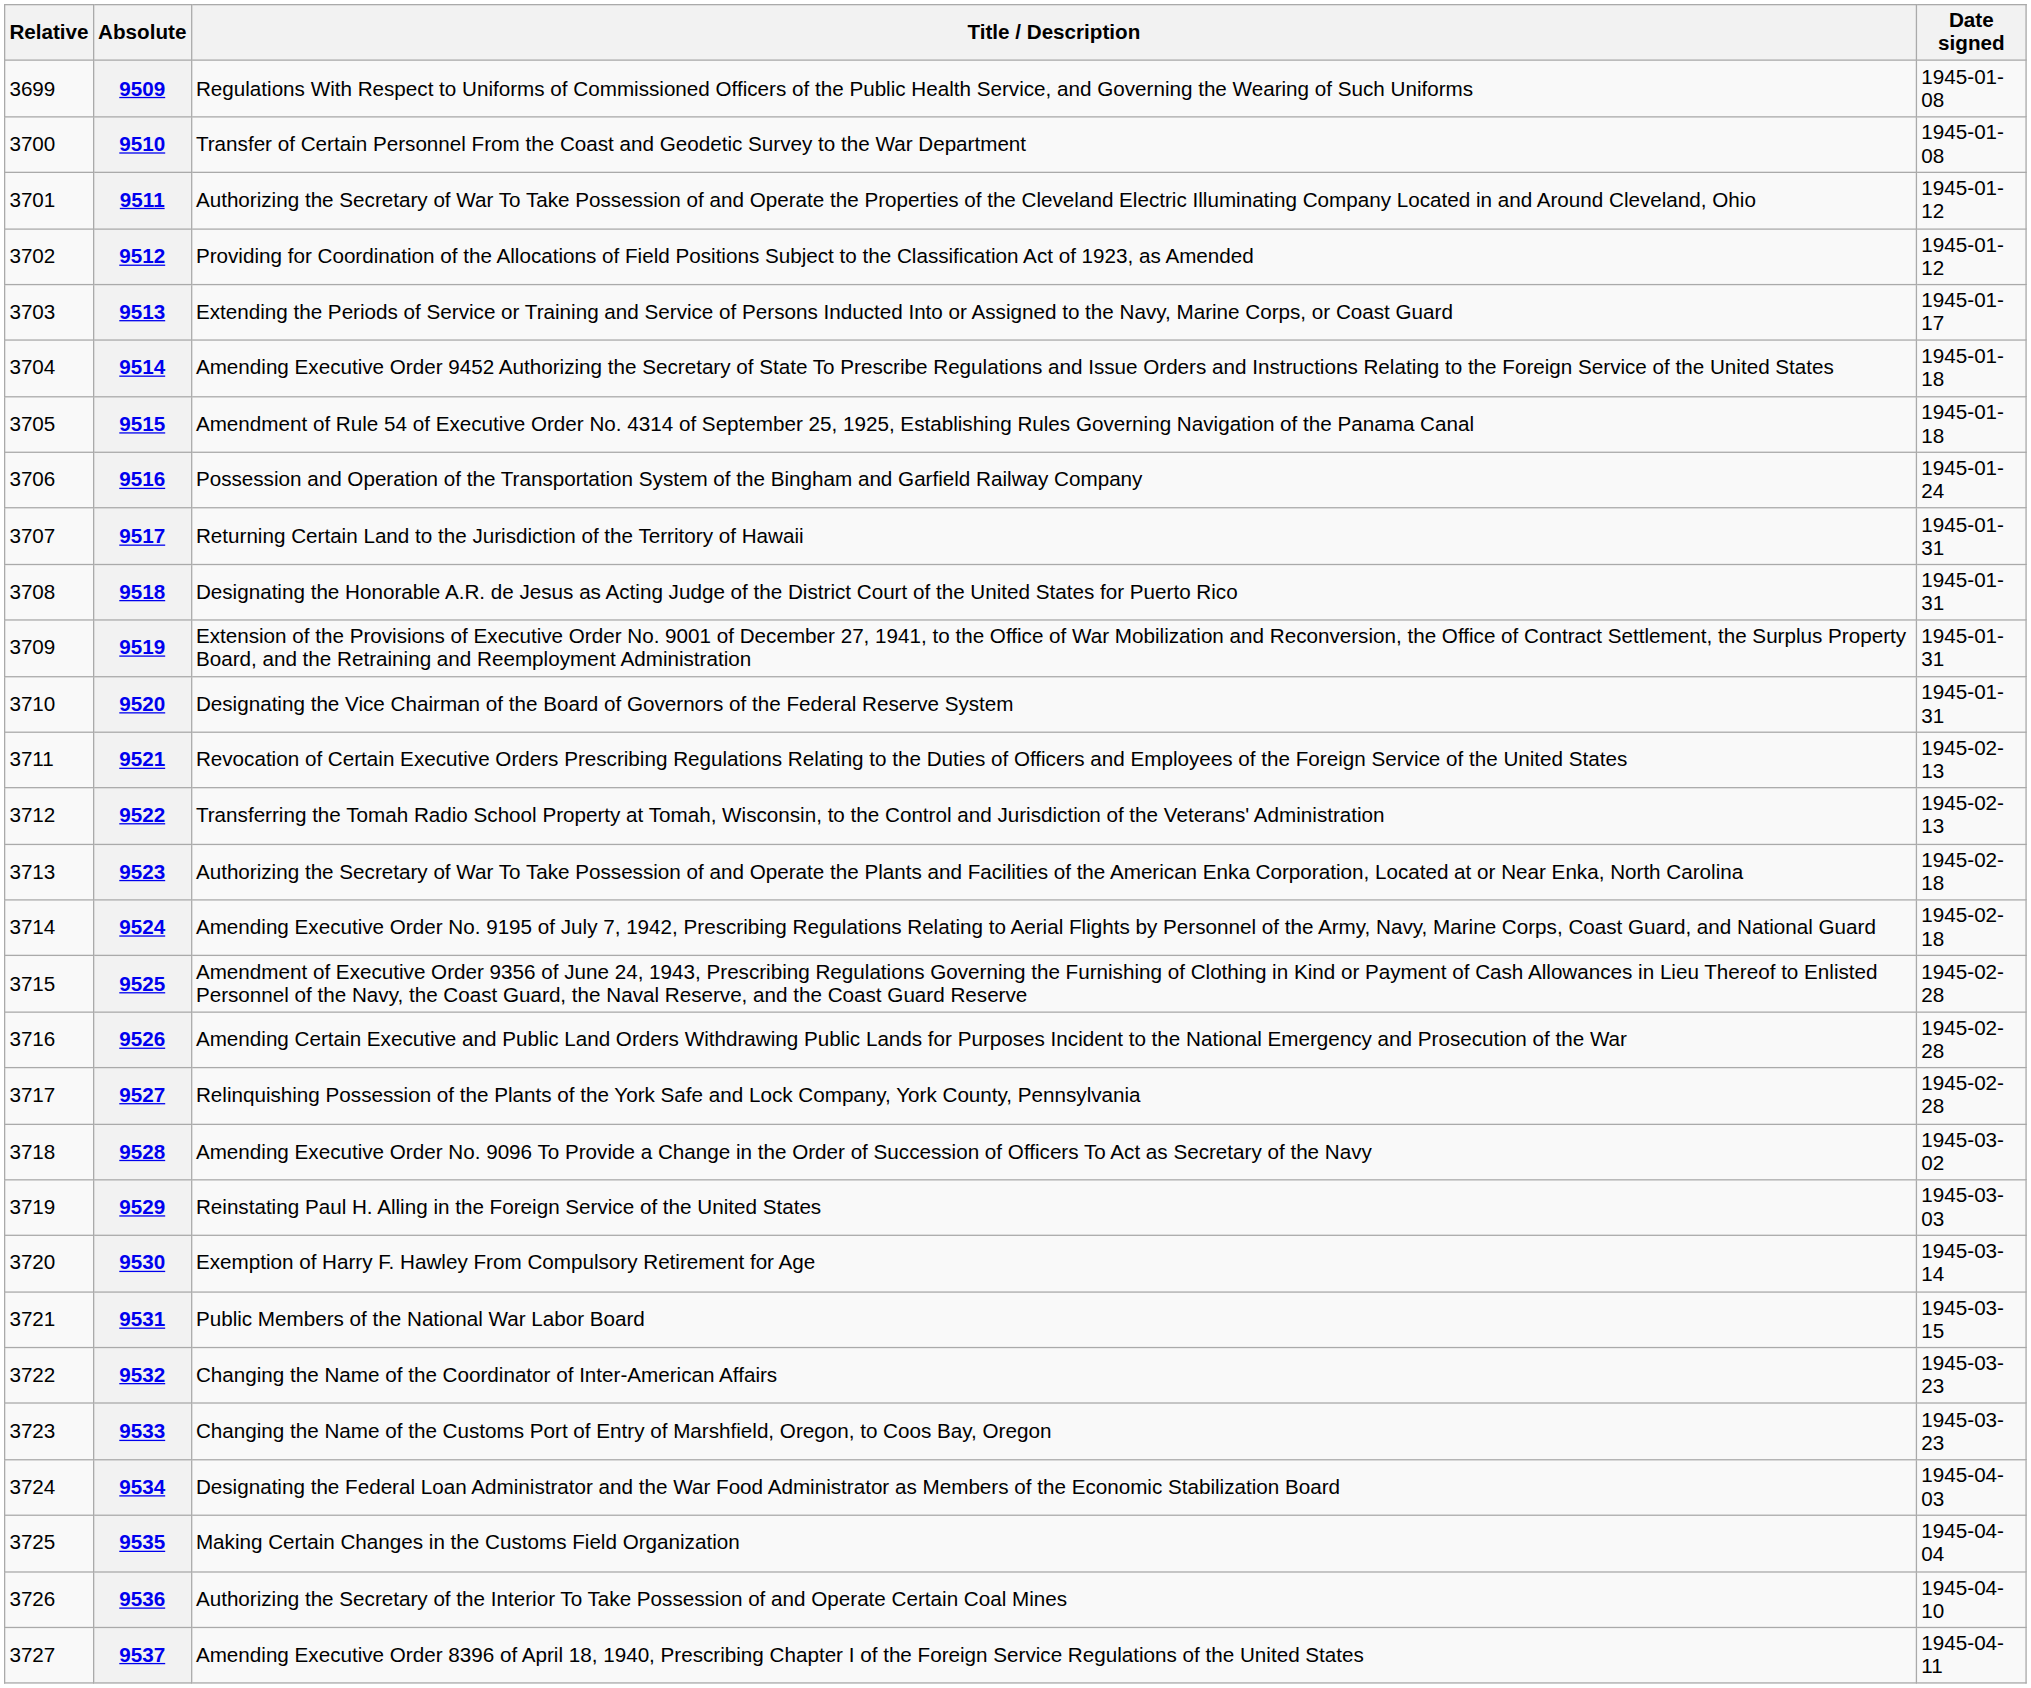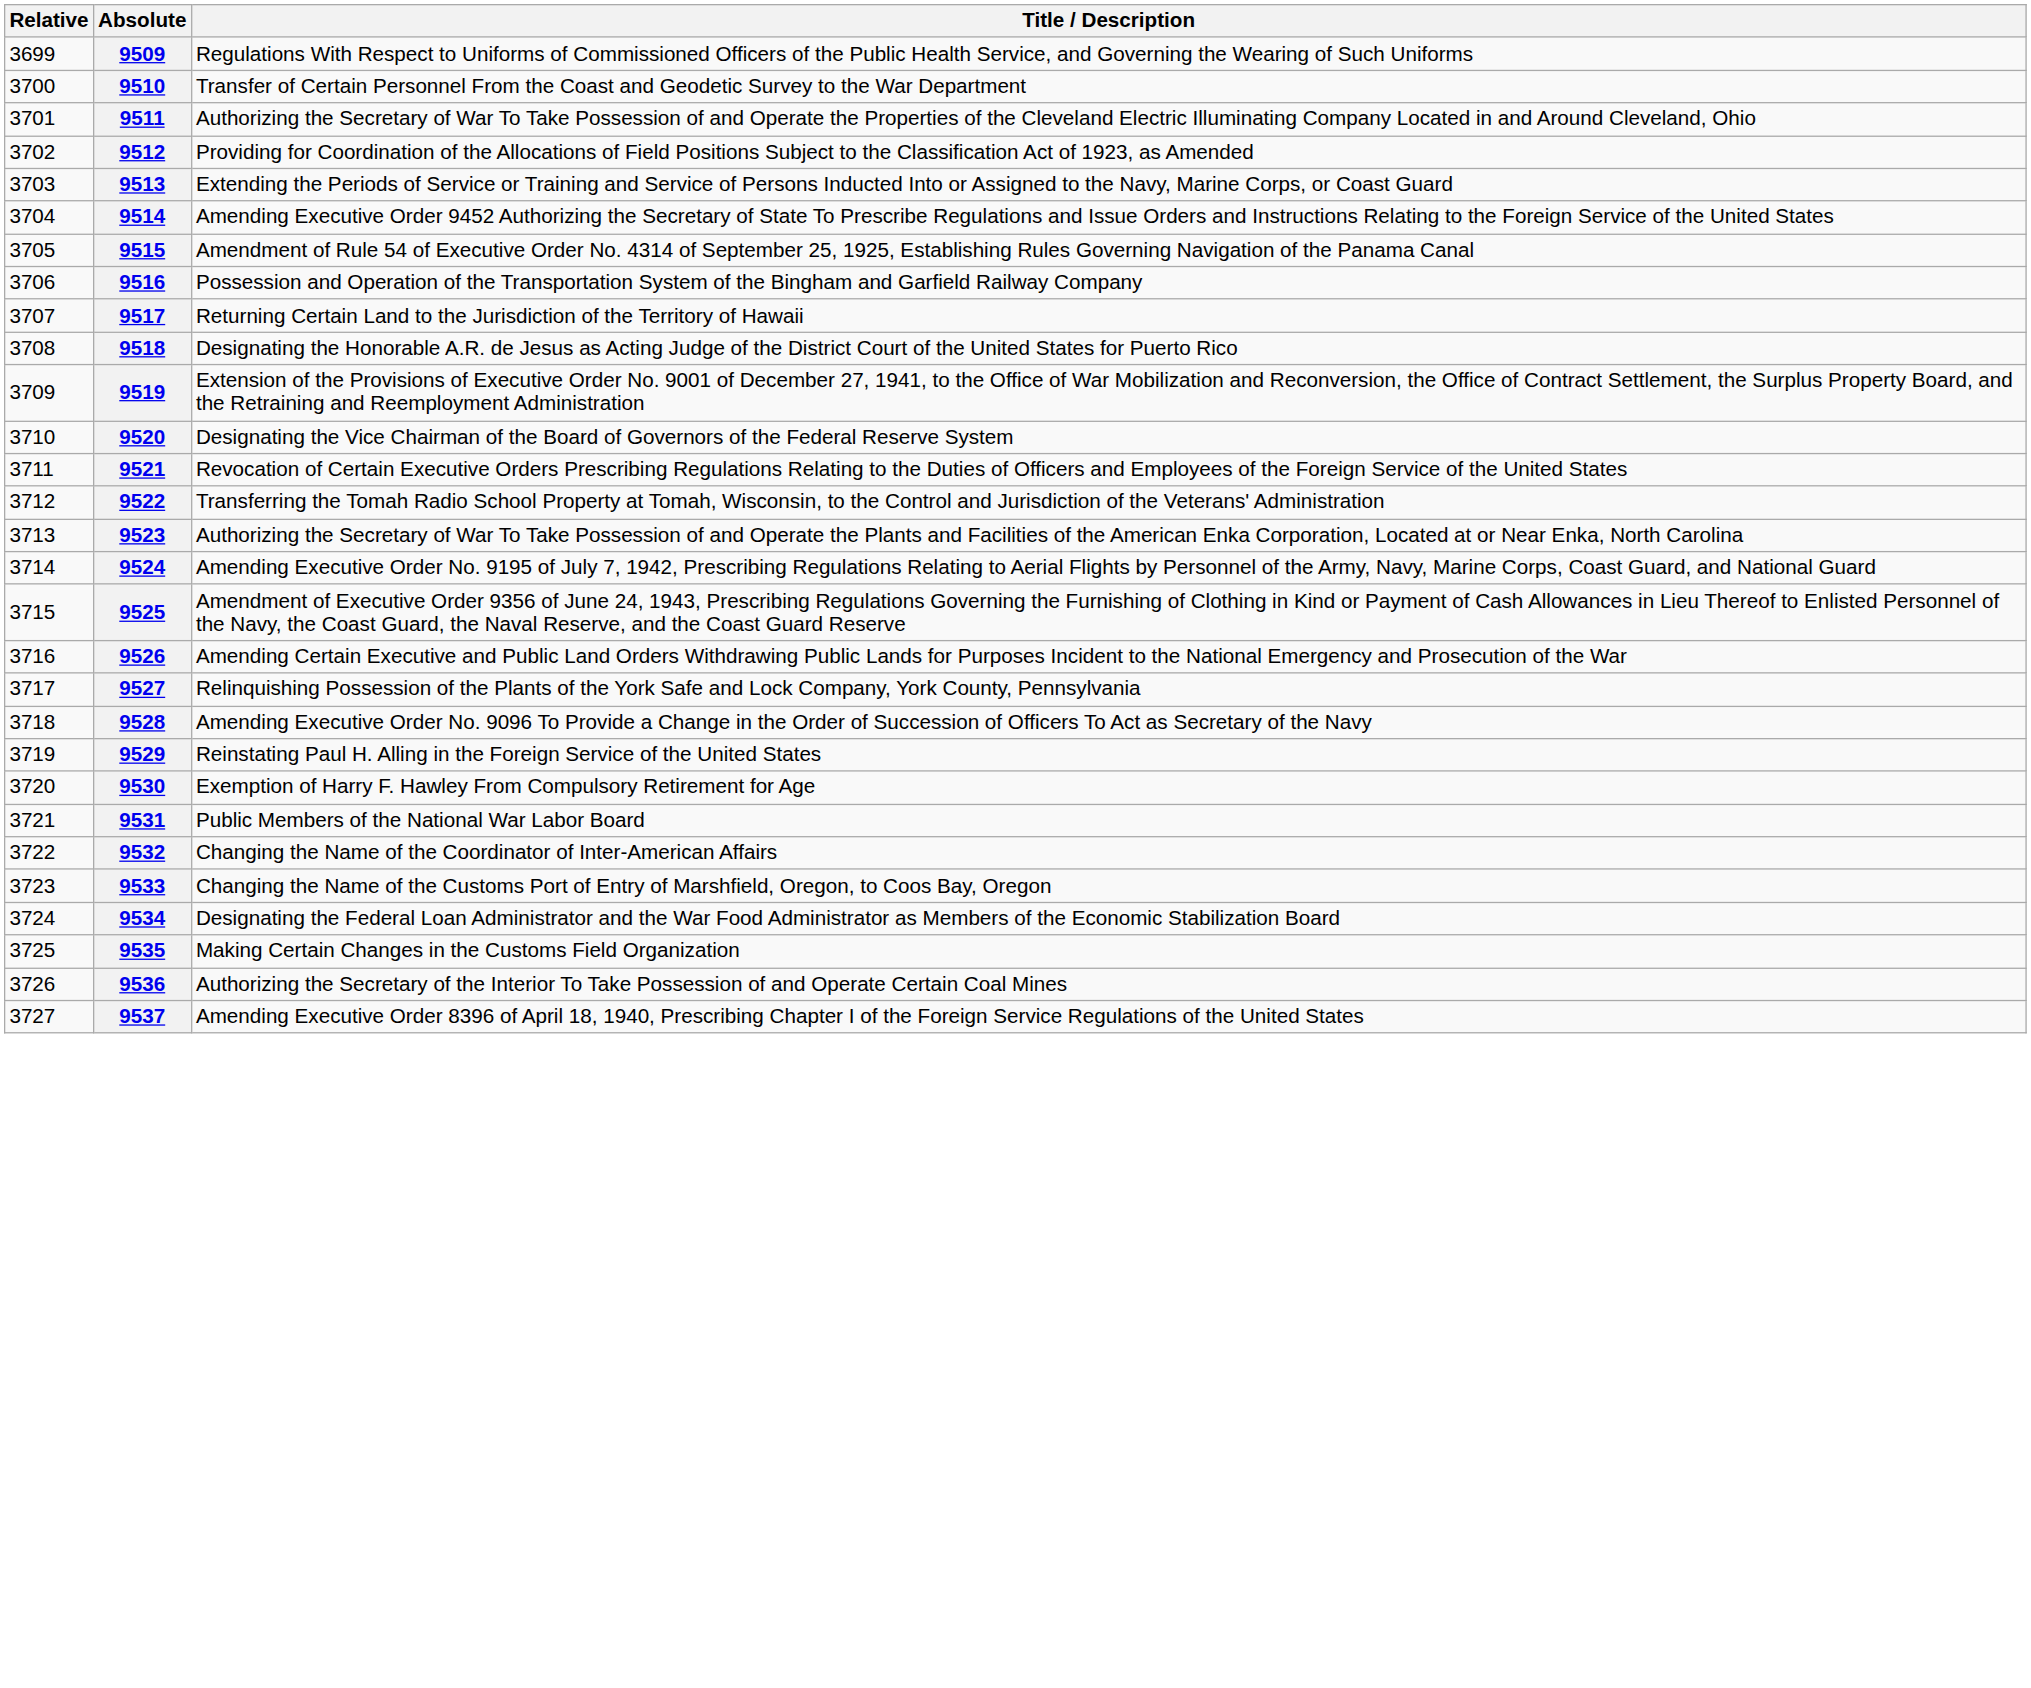- column: (1971, 32)
